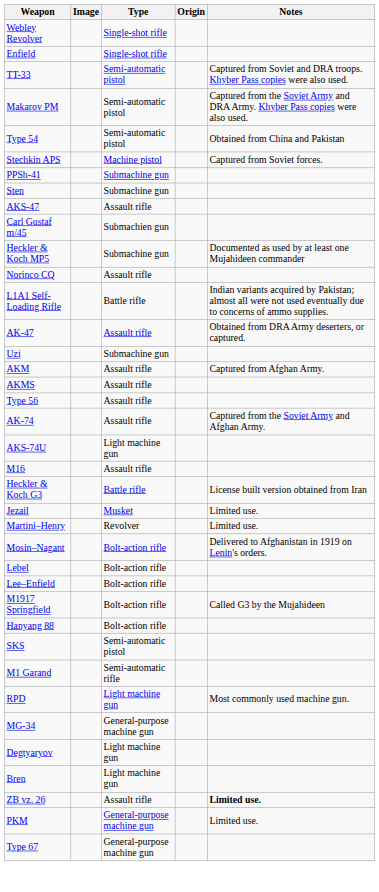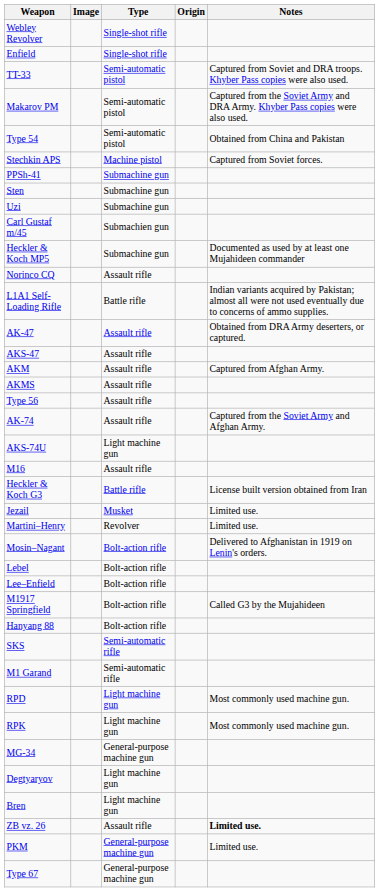rows swapped: (14, 354) <-> (23, 206)
(134, 646) Semi-automatic pistol -> (134, 646) Semi-automatic rifle
+ row: (16, 726)
